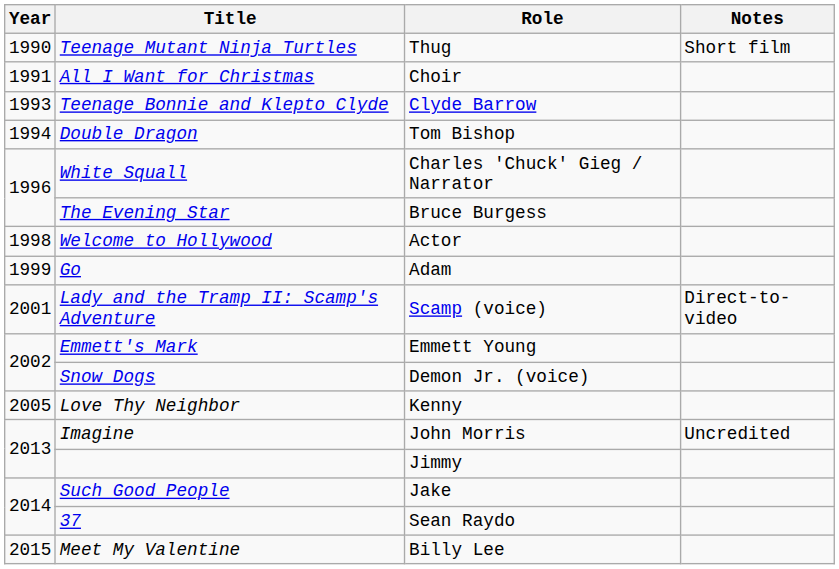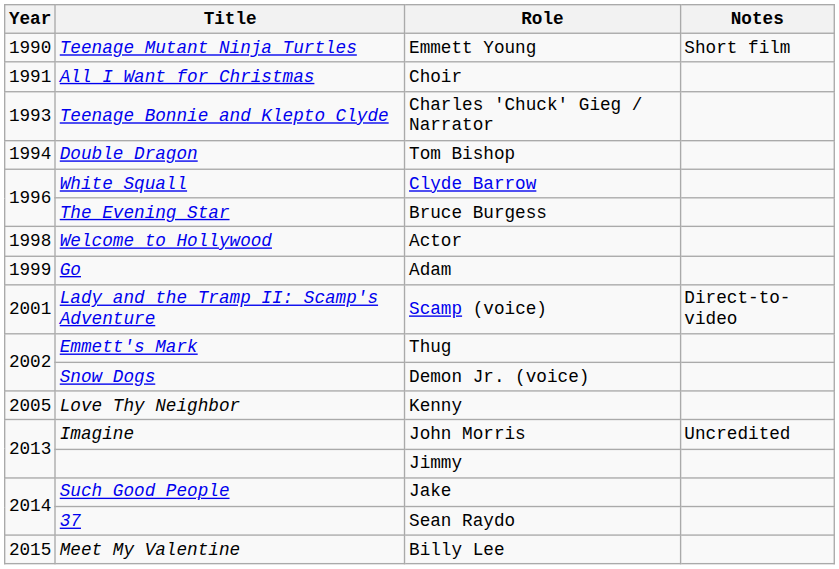(430, 48) Thug -> (473, 48) Emmett Young
(473, 106) Clyde Barrow -> (526, 116) Charles 'Chuck' Gieg / Narrator
(526, 173) Charles 'Chuck' Gieg / Narrator -> (473, 184) Clyde Barrow
(473, 348) Emmett Young -> (430, 348) Thug
